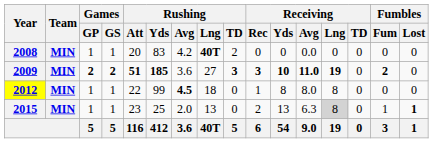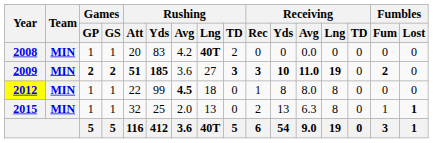(135, 109) 23 -> (135, 109) 32
(335, 109) lightgrey background -> (335, 109) no background
